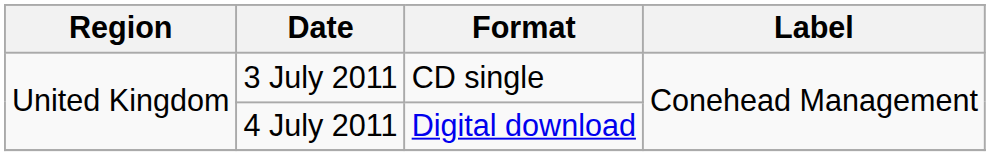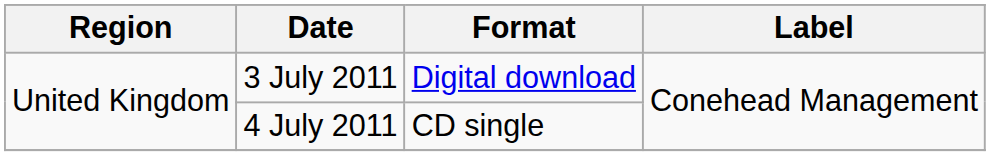(478, 77) CD single -> (524, 77) Digital download
(524, 125) Digital download -> (478, 125) CD single
